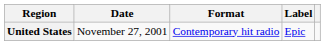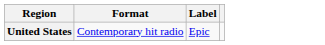- column: (122, 13)
